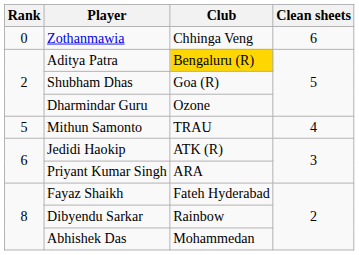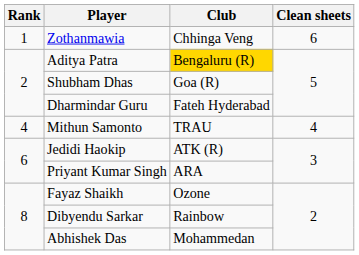(24, 37) 0 -> (24, 37) 1
(192, 104) Ozone -> (222, 104) Fateh Hyderabad
(24, 127) 5 -> (24, 127) 4
(222, 194) Fateh Hyderabad -> (192, 194) Ozone
